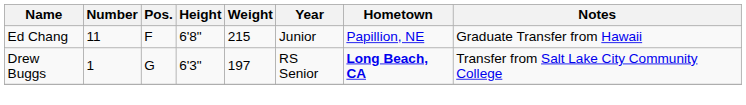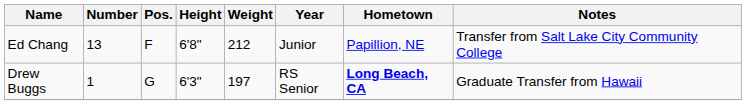(94, 36) 11 -> (94, 44) 13
(239, 36) 215 -> (239, 44) 212
(549, 36) Graduate Transfer from Hawaii -> (577, 44) Transfer from Salt Lake City Community College
(577, 66) Transfer from Salt Lake City Community College -> (549, 81) Graduate Transfer from Hawaii
